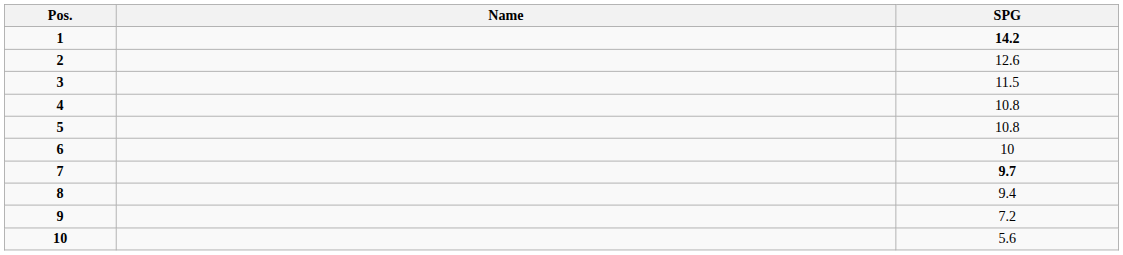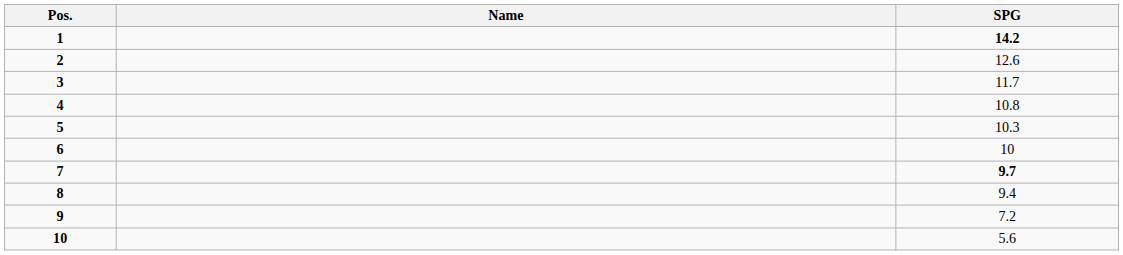(1007, 82) 11.5 -> (1007, 82) 11.7
(1007, 127) 10.8 -> (1007, 127) 10.3
